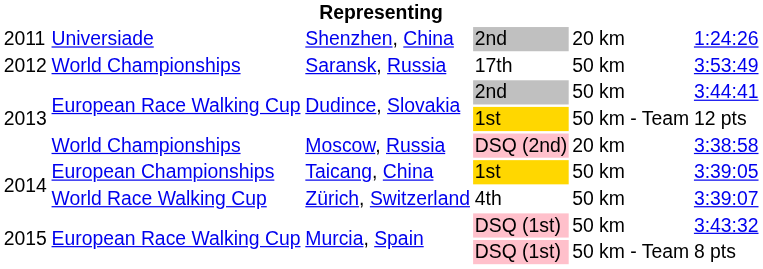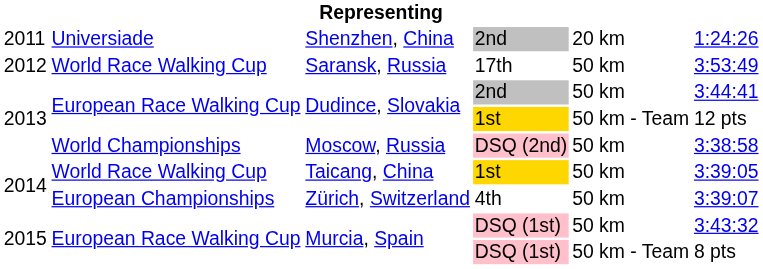(146, 65) World Championships -> (159, 65) World Race Walking Cup
(599, 145) 20 km -> (599, 145) 50 km
(163, 172) European Championships -> (159, 172) World Race Walking Cup
(159, 198) World Race Walking Cup -> (163, 198) European Championships
